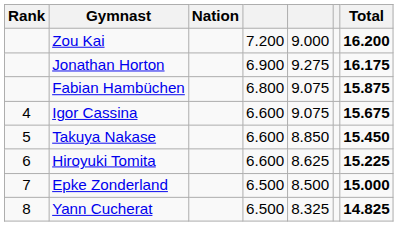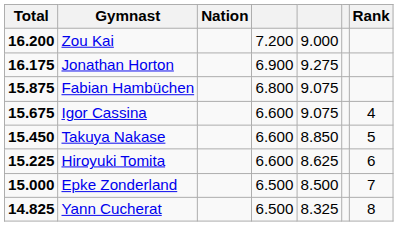columns swapped: (27, 16) <-> (366, 16)
